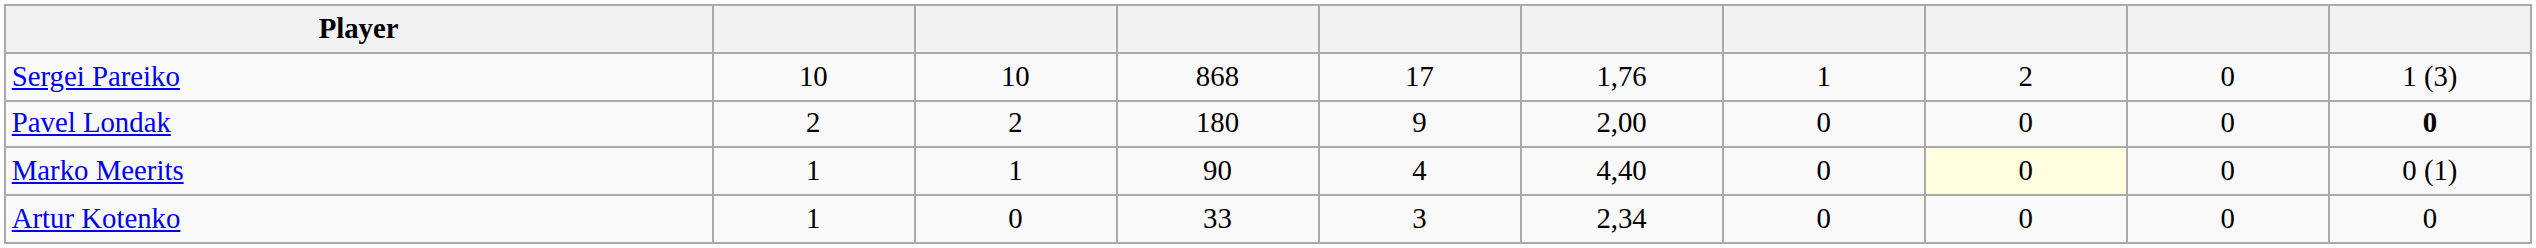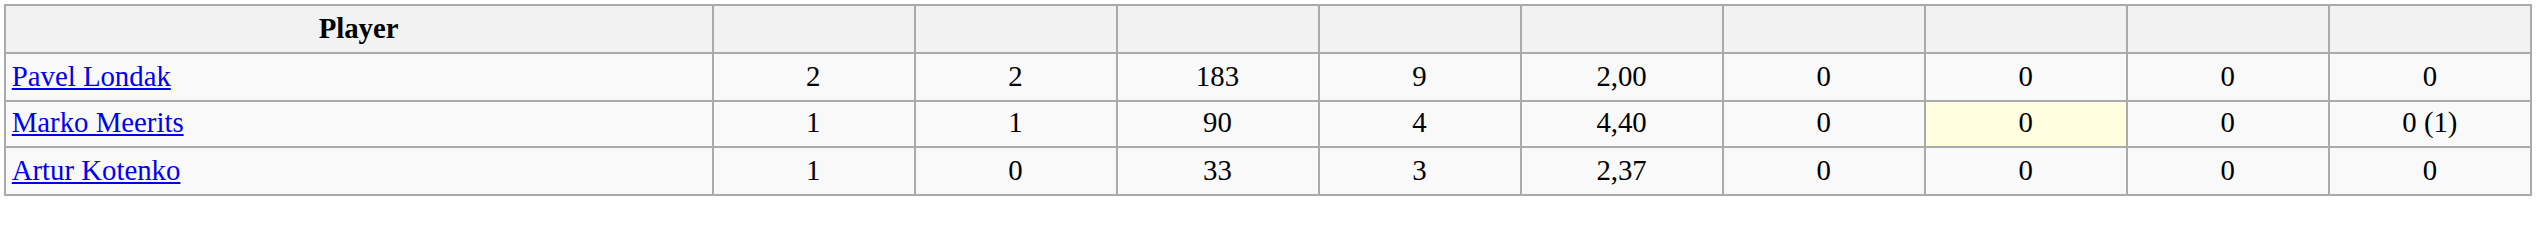- row: (96, 76)
(1217, 123) 180 -> (1217, 76) 183
(2430, 123) bold -> (2430, 76) normal
(1622, 218) 2,34 -> (1622, 171) 2,37
